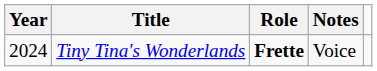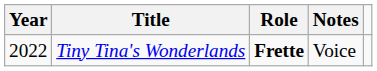(28, 50) 2024 -> (28, 50) 2022
